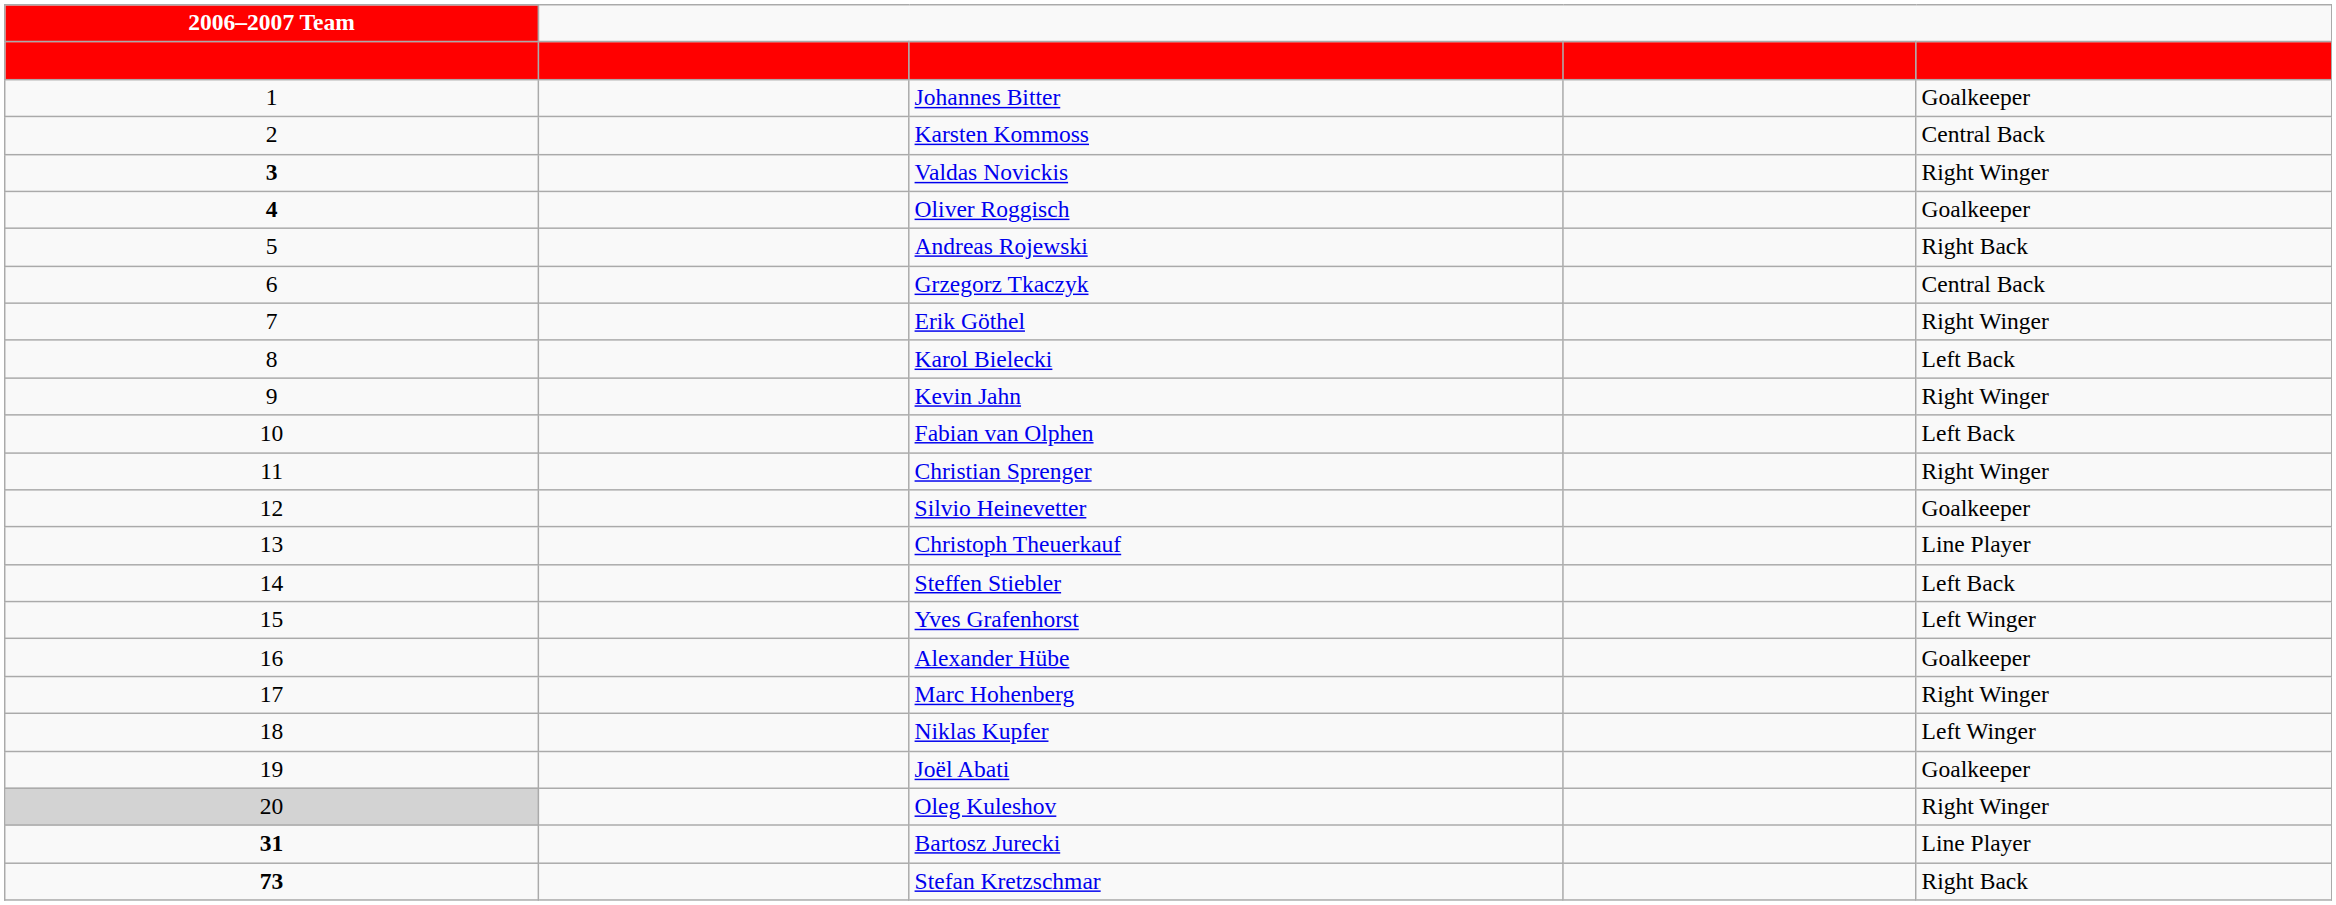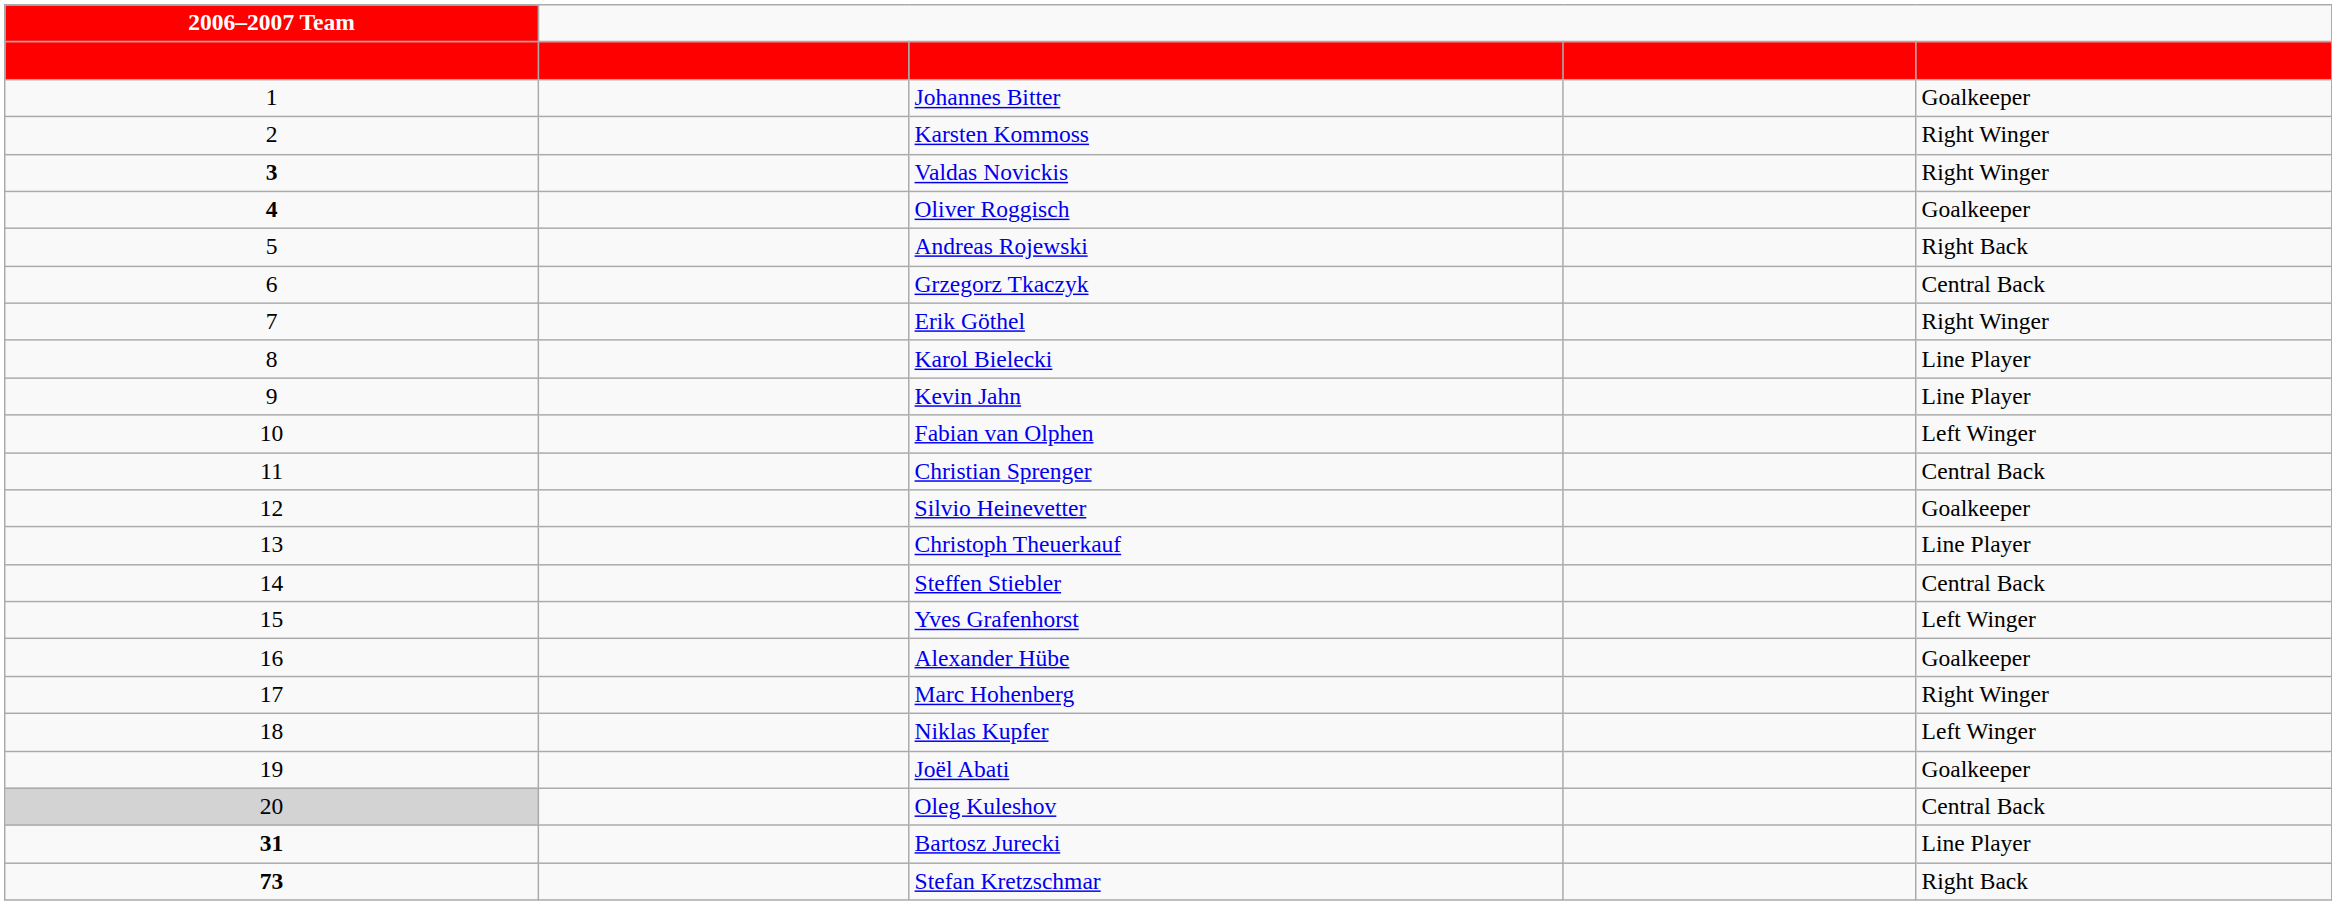(1983, 135) Central Back -> (1985, 135) Right Winger
(1968, 358) Left Back -> (1976, 358) Line Player
(1985, 396) Right Winger -> (1976, 396) Line Player
(1968, 433) Left Back -> (1979, 433) Left Winger
(1985, 470) Right Winger -> (1983, 470) Central Back
(1968, 582) Left Back -> (1983, 582) Central Back
(1985, 806) Right Winger -> (1983, 806) Central Back
